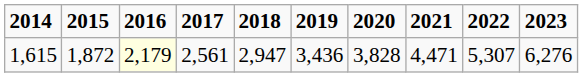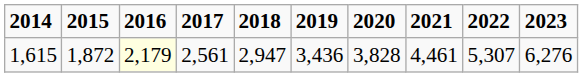(434, 54) 4,471 -> (434, 54) 4,461
